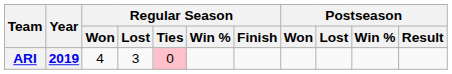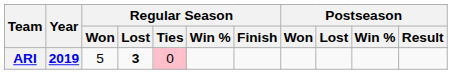(100, 59) 4 -> (100, 59) 5
(136, 59) normal -> (136, 59) bold
